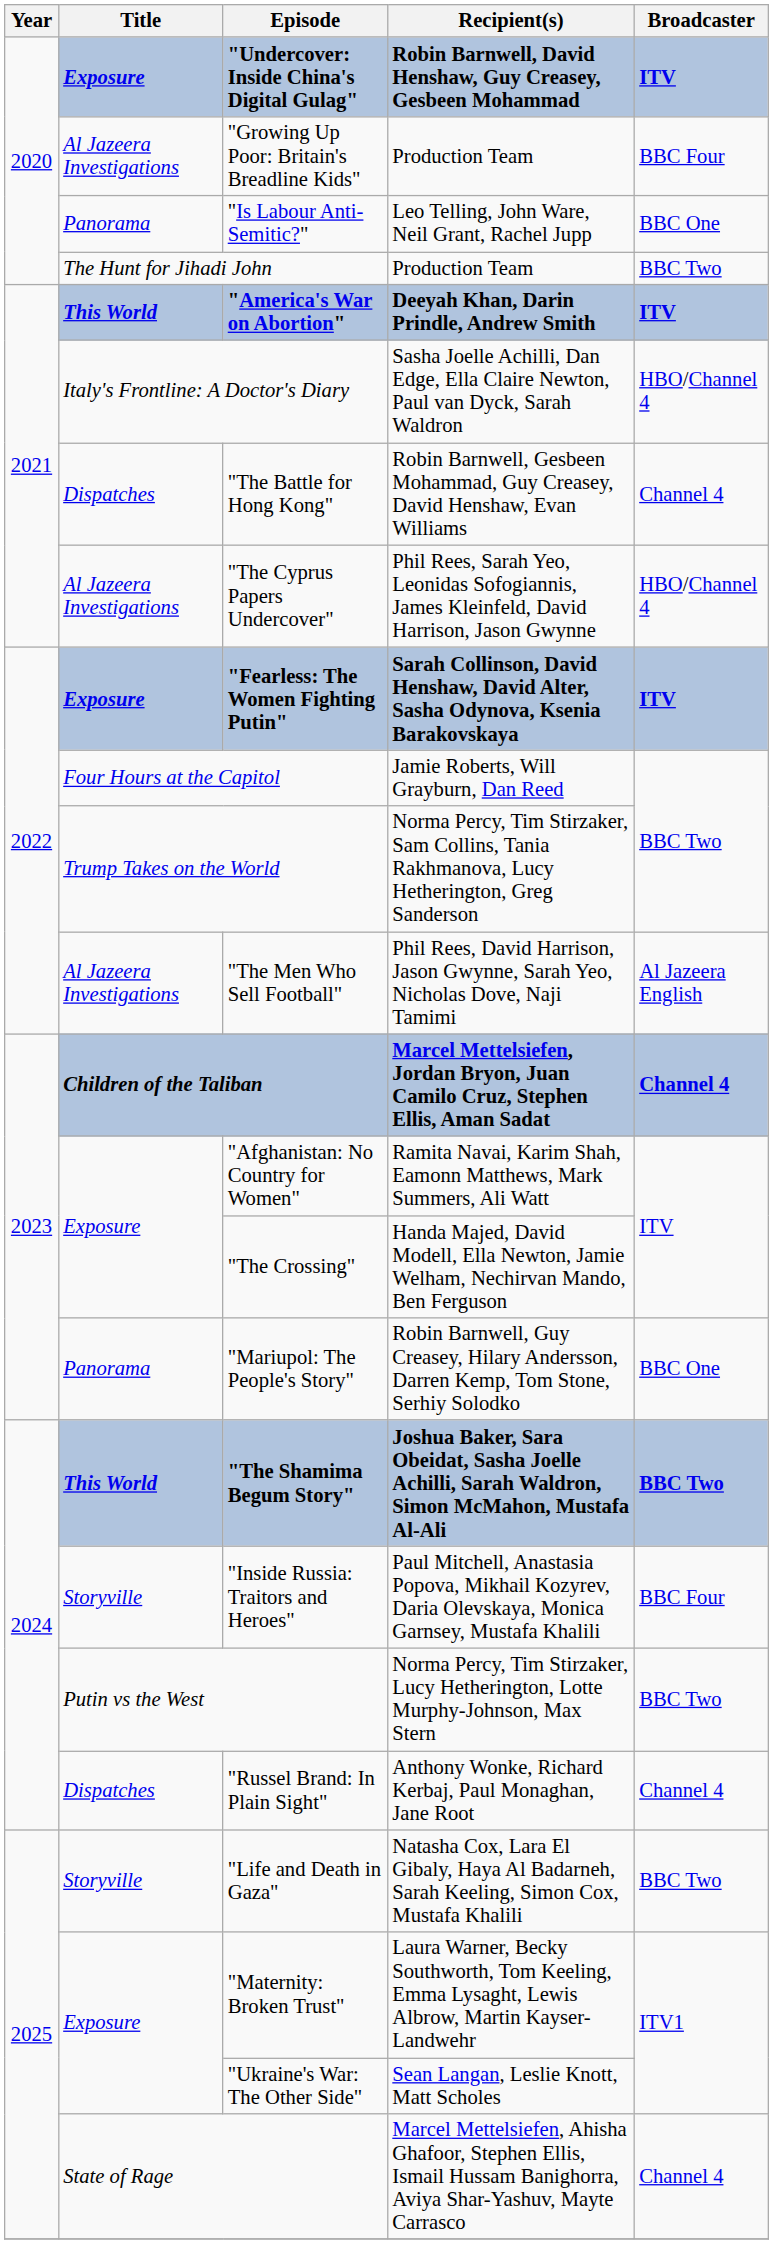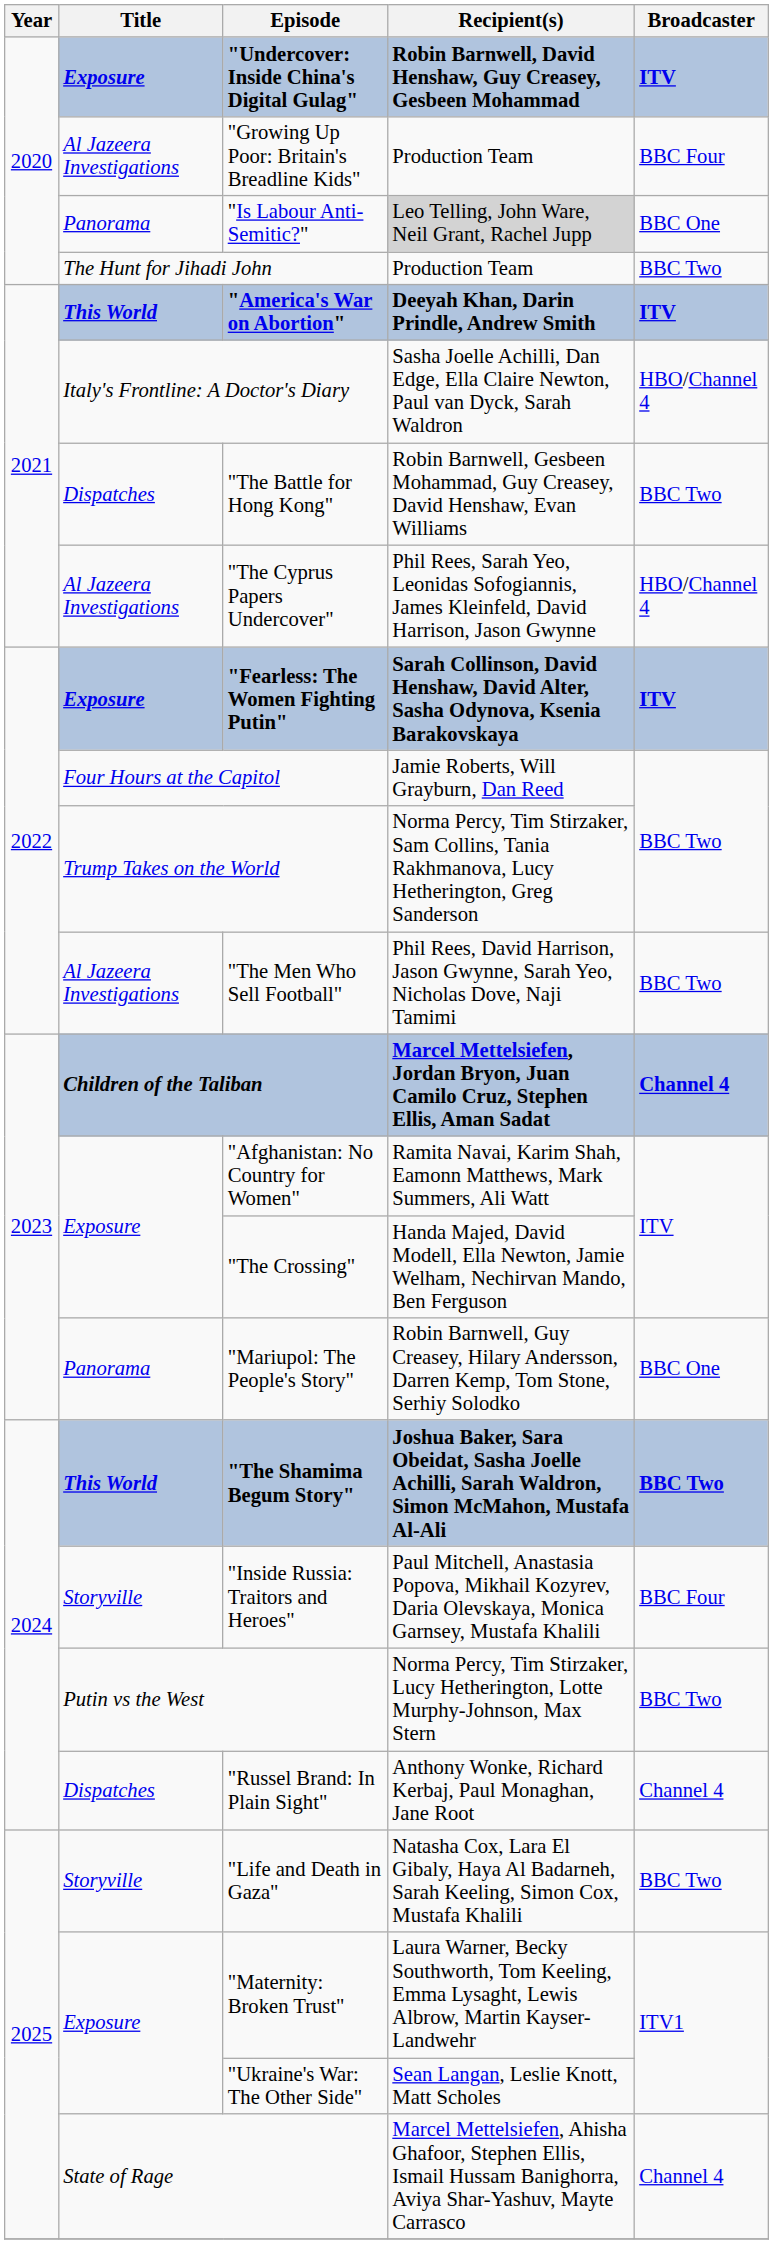(492, 223) no background -> (492, 223) lightgrey background
(681, 493) Channel 4 -> (680, 493) BBC Two
(682, 982) Al Jazeera English -> (680, 982) BBC Two
